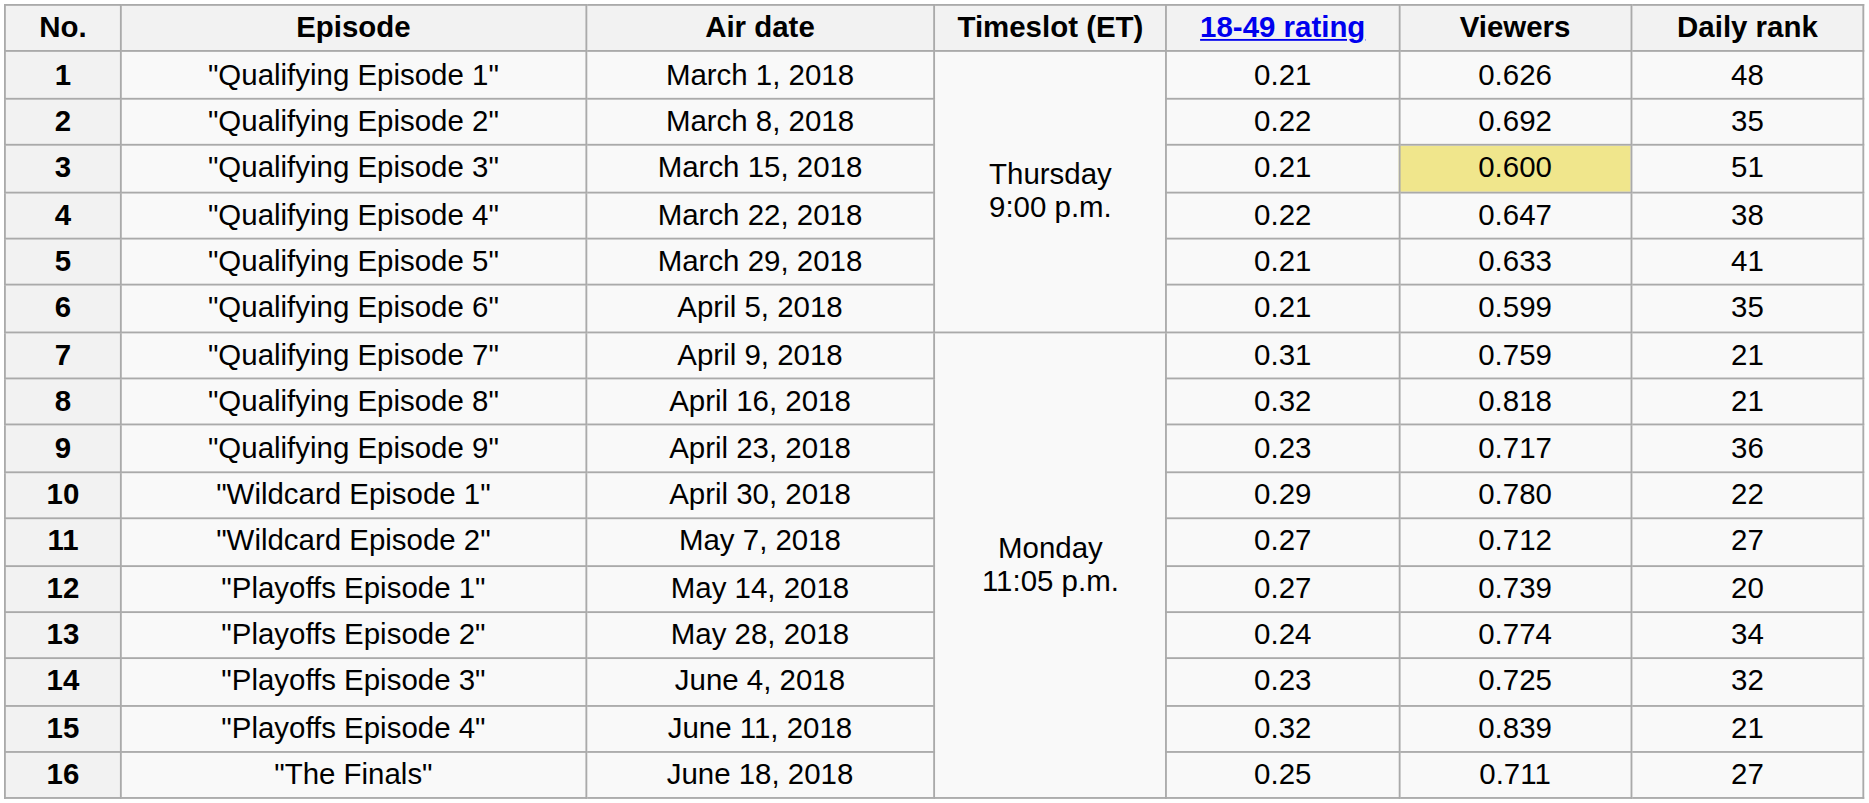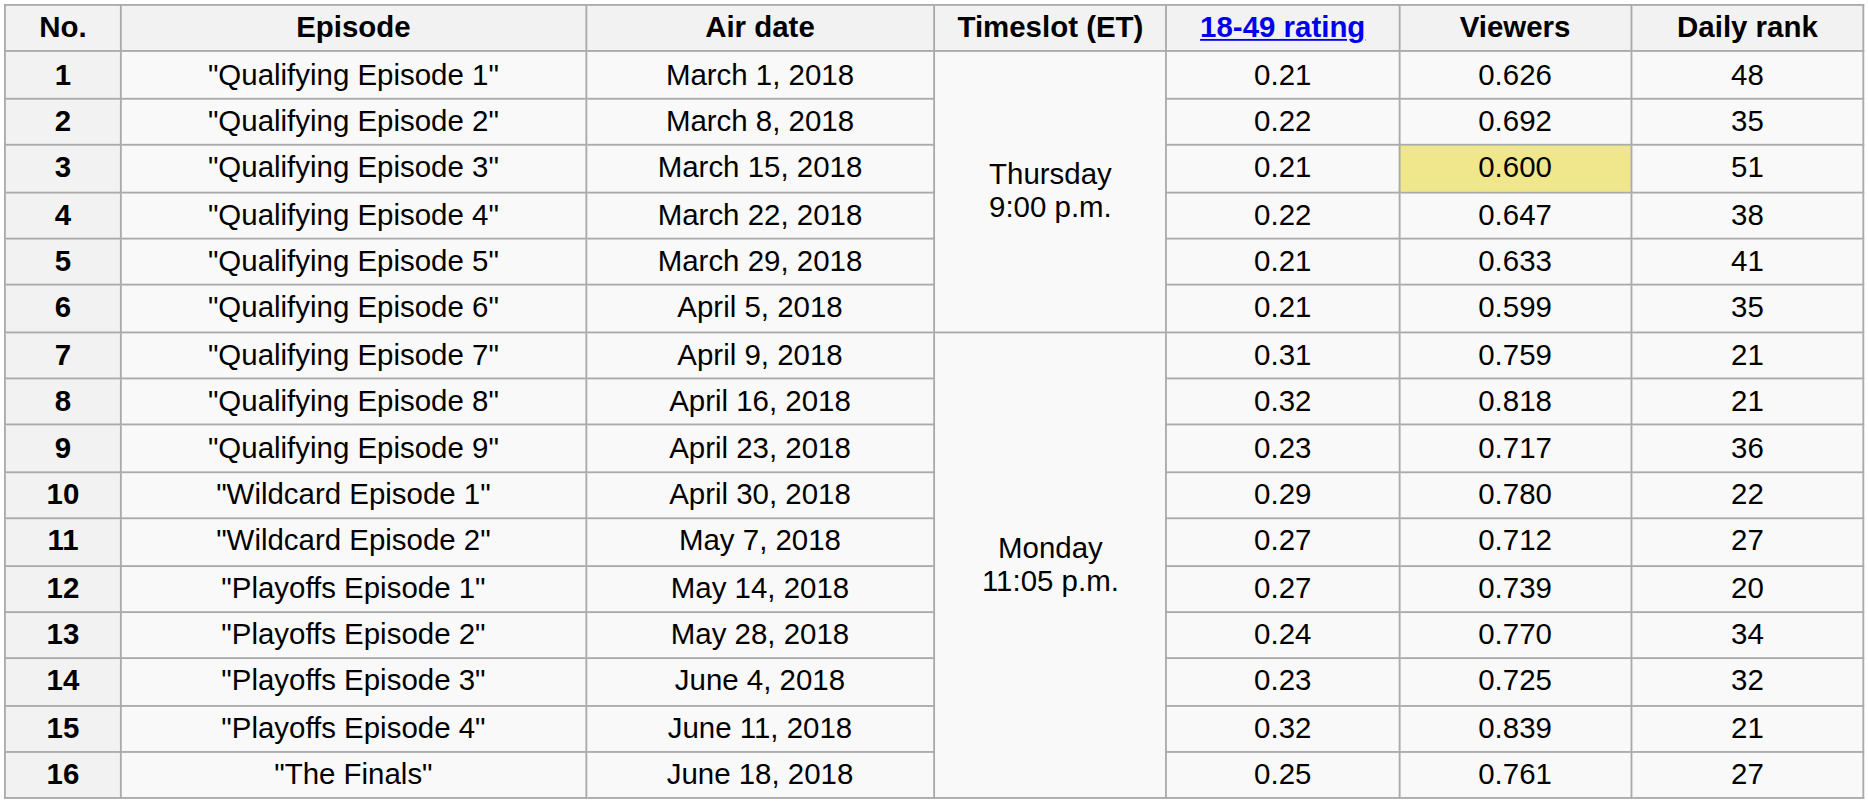(1515, 634) 0.774 -> (1515, 634) 0.770
(1515, 774) 0.711 -> (1515, 774) 0.761
